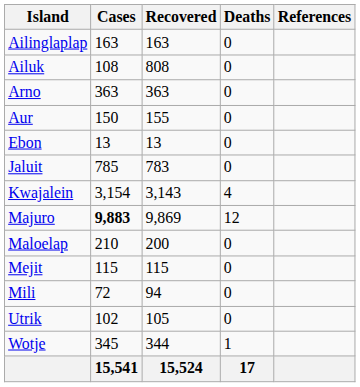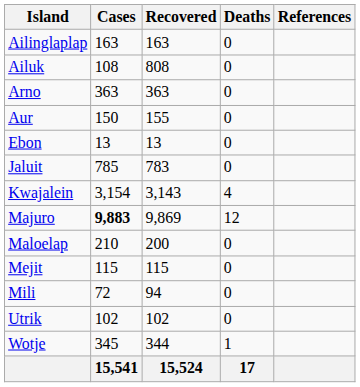(157, 318) 105 -> (157, 318) 102
